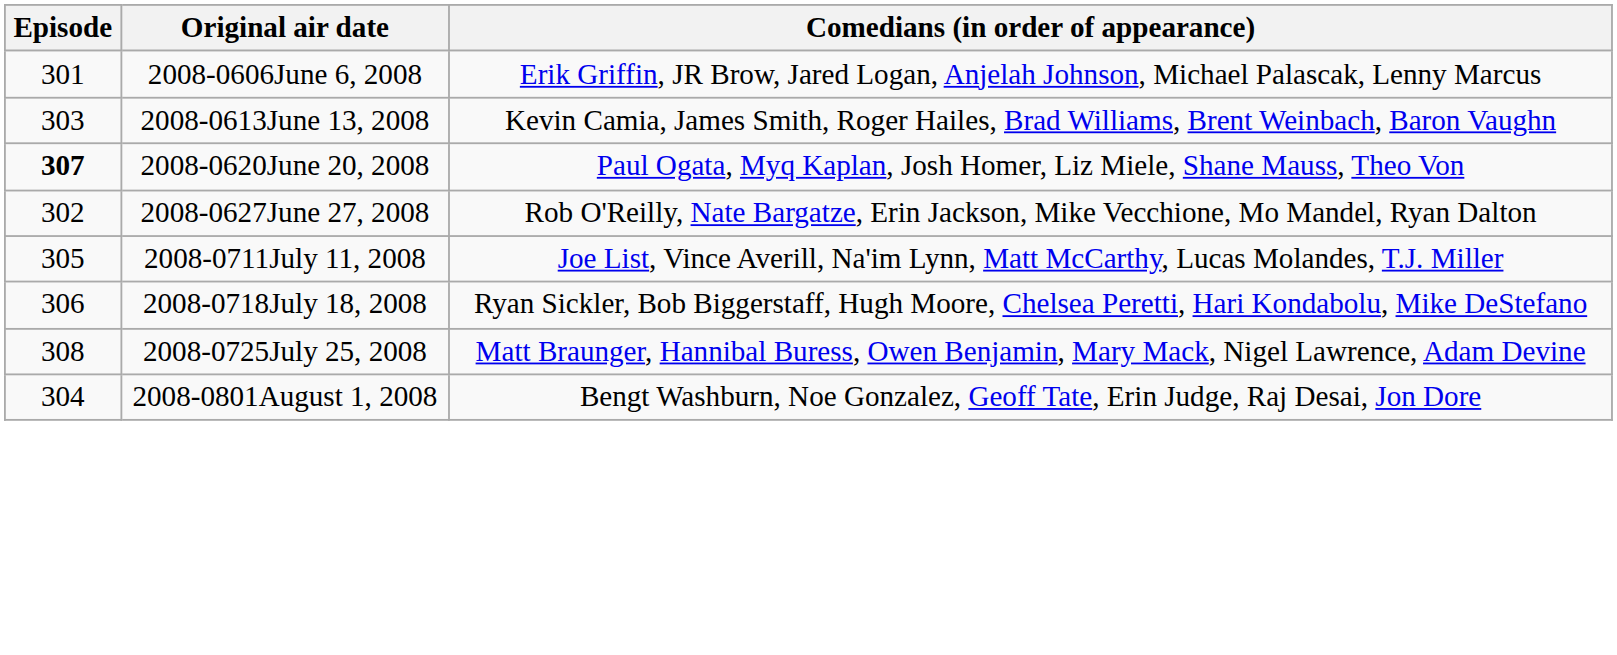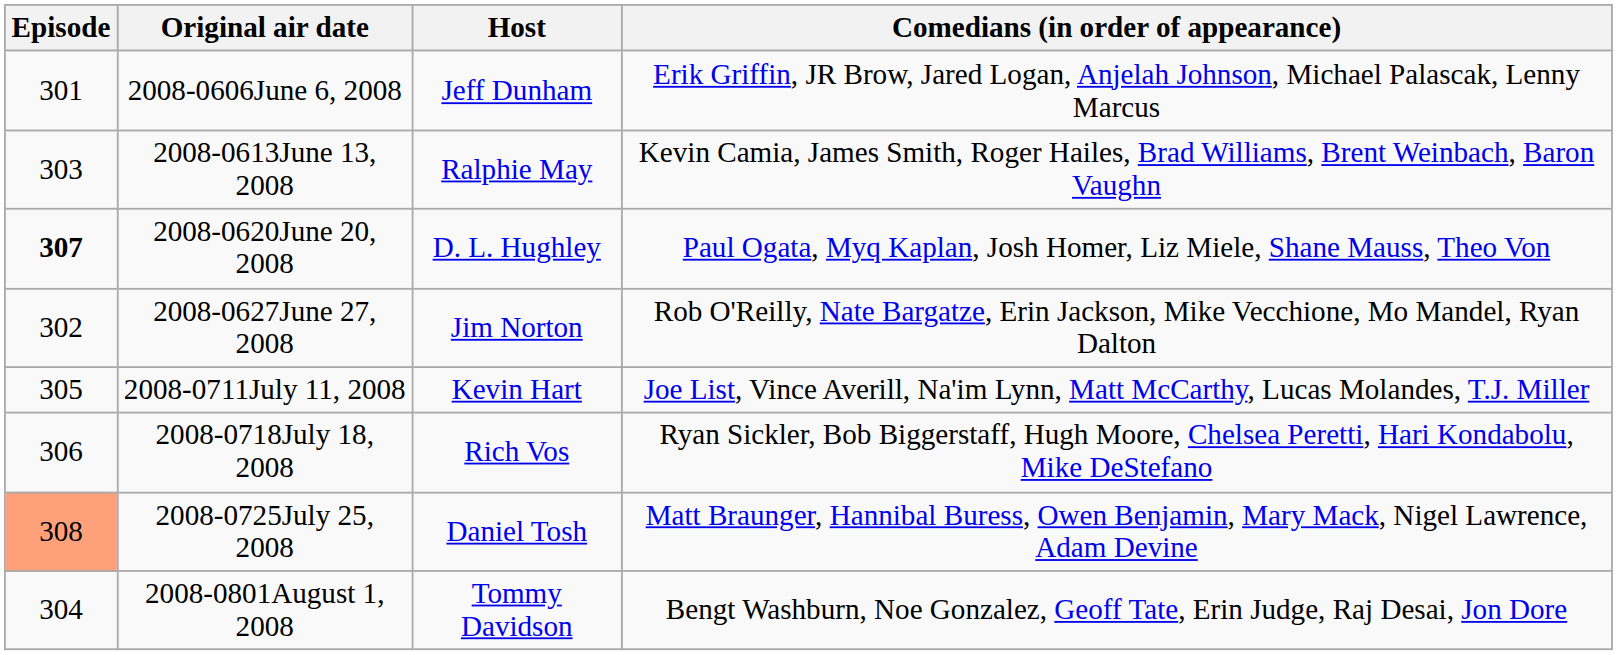+ column: (517, 27)
(63, 350) no background -> (61, 531) lightsalmon background
